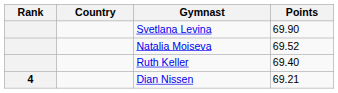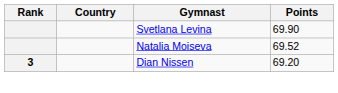- row: (163, 63)
(30, 79) 4 -> (30, 63) 3
(286, 79) 69.21 -> (286, 63) 69.20
